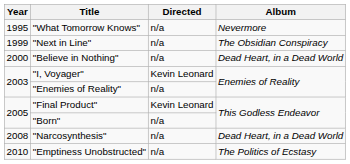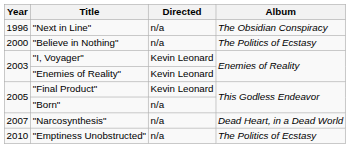- row: (86, 27)
(17, 43) 1999 -> (17, 27) 1996
(281, 58) Dead Heart, in a Dead World -> (267, 43) The Politics of Ecstasy
(157, 89) n/a -> (182, 74) Kevin Leonard
(17, 136) 2008 -> (17, 120) 2007
